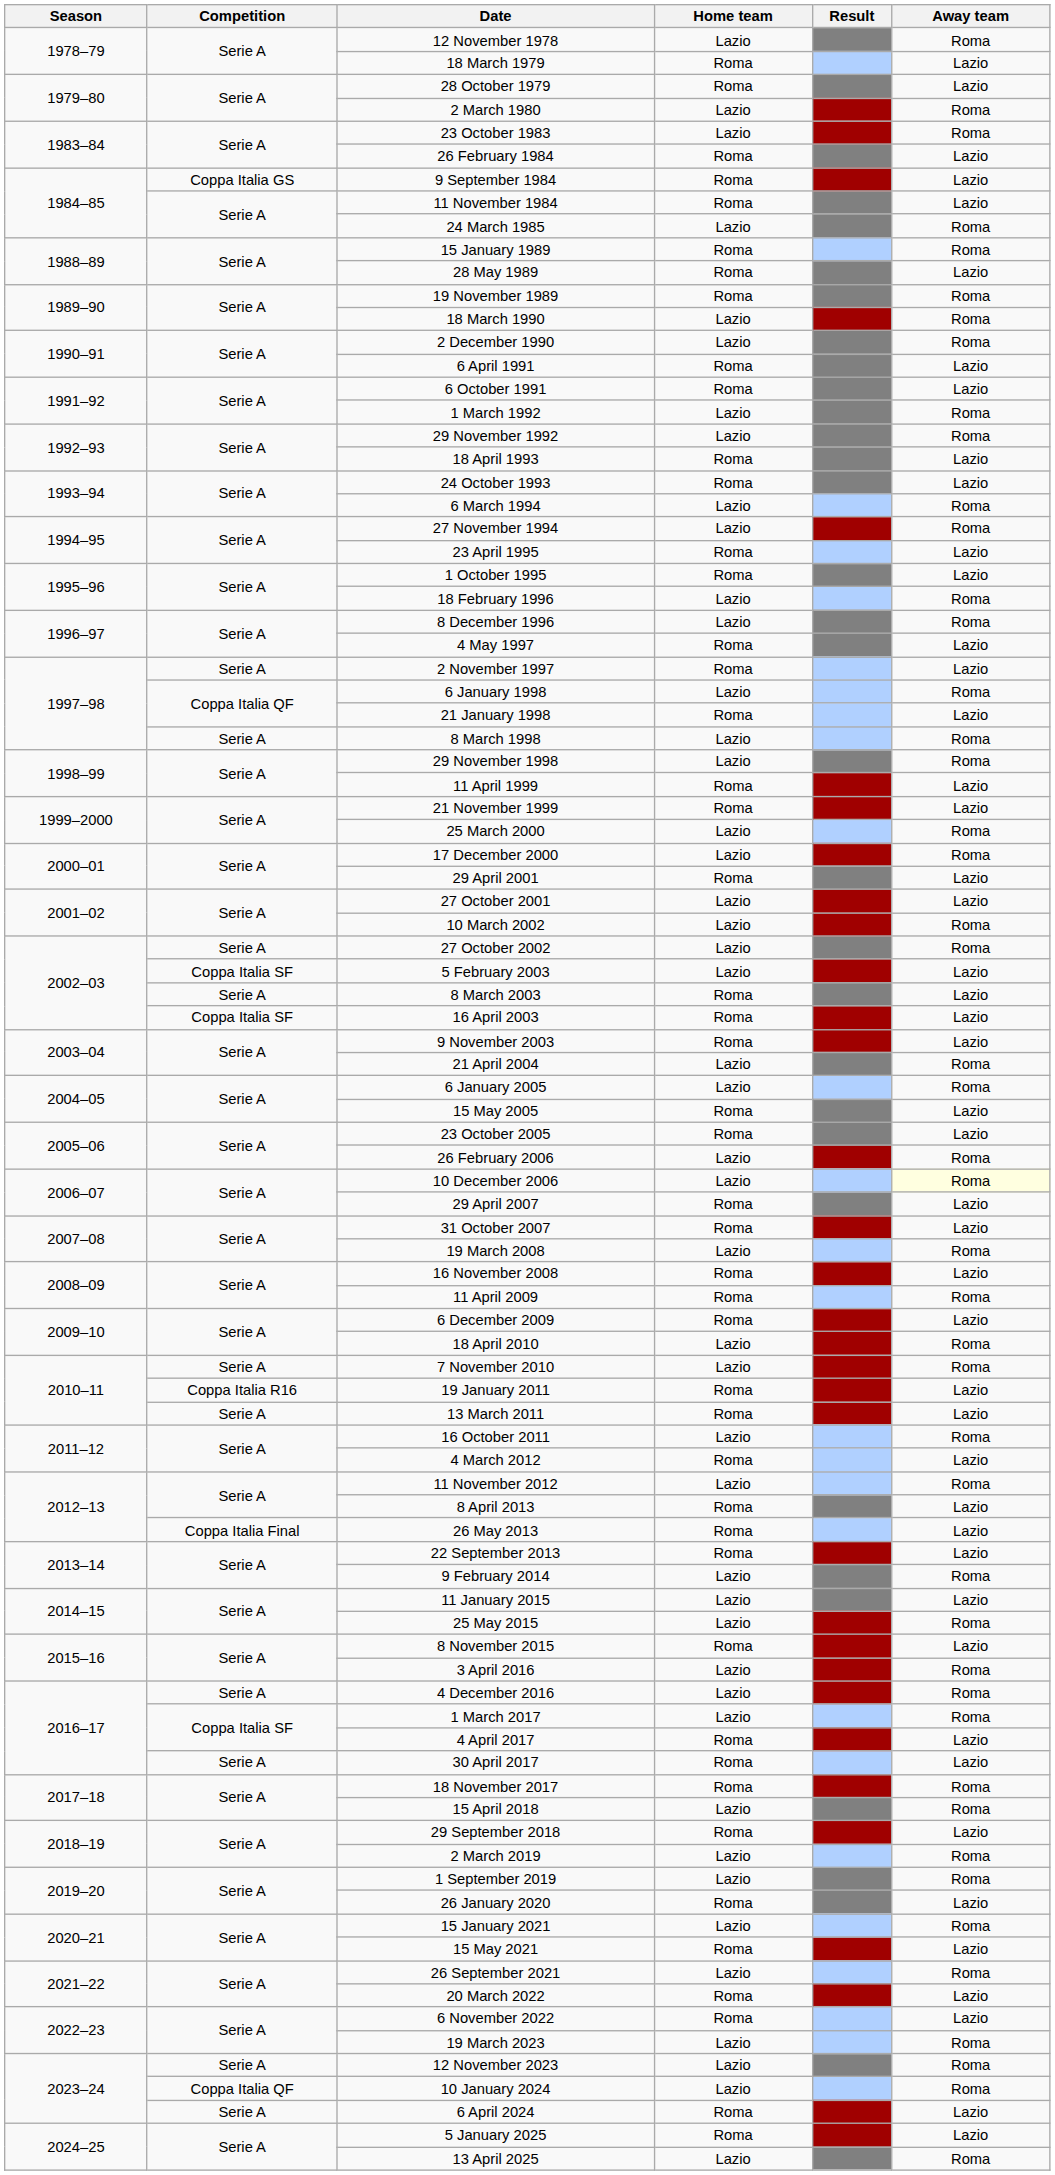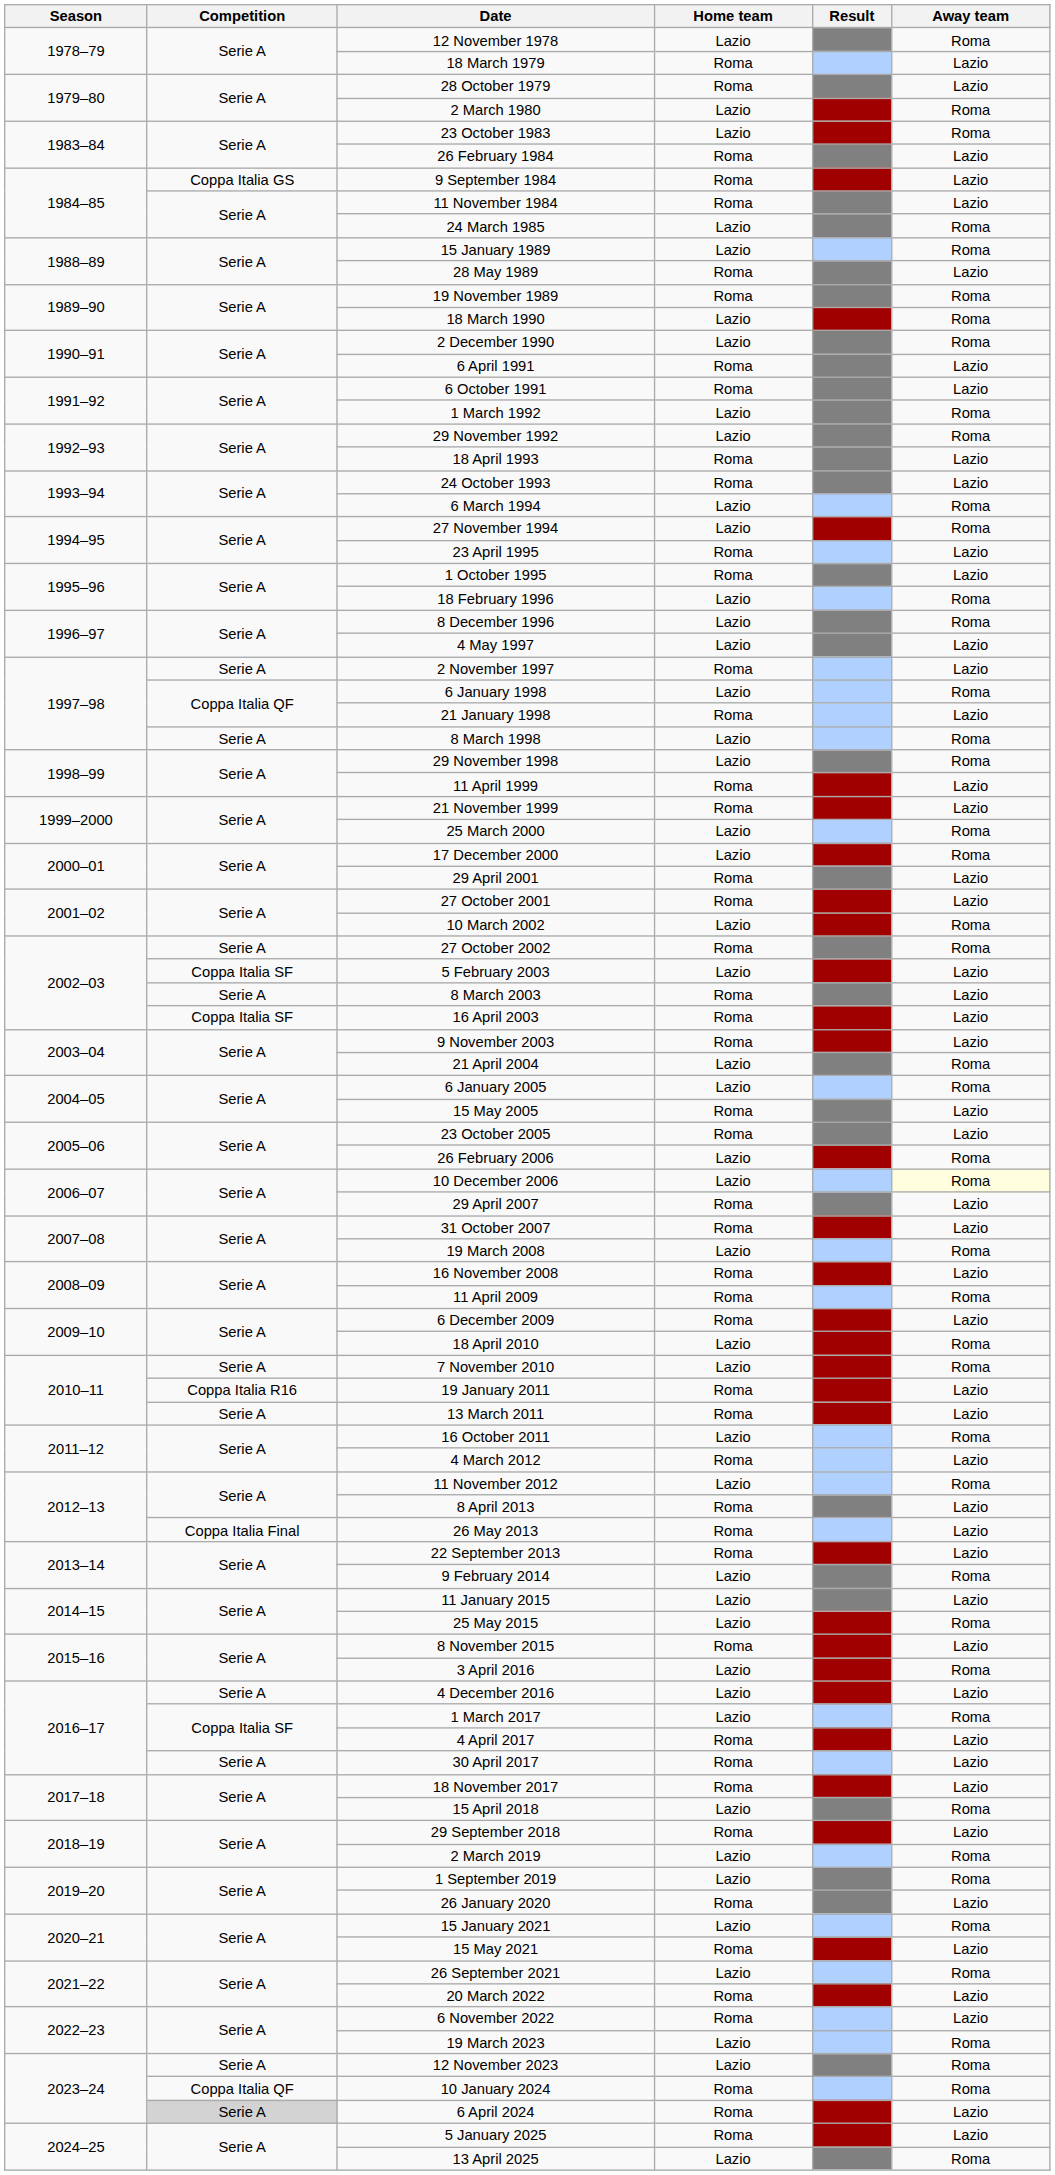(733, 249) Roma -> (733, 249) Lazio
(733, 645) Roma -> (733, 645) Lazio
(733, 901) Lazio -> (733, 901) Roma
(733, 948) Lazio -> (733, 948) Roma
(971, 1693) Roma -> (971, 1693) Lazio
(971, 1786) Roma -> (971, 1786) Lazio
(733, 2088) Lazio -> (733, 2088) Roma
(242, 2112) no background -> (242, 2112) lightgrey background
